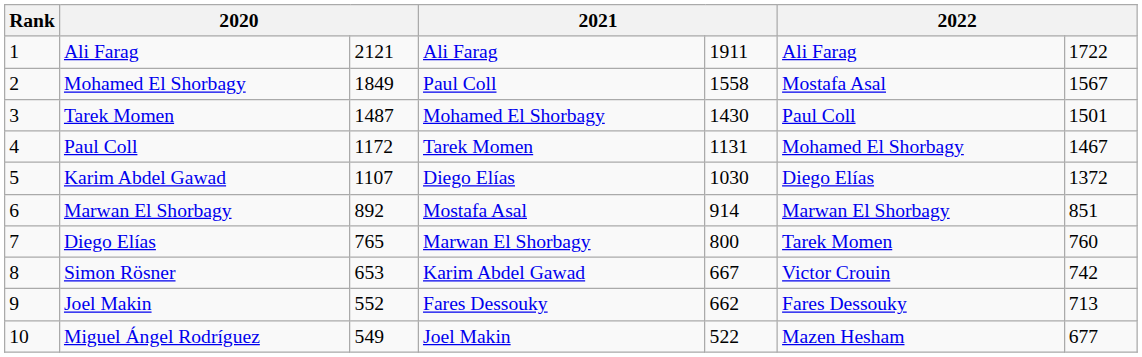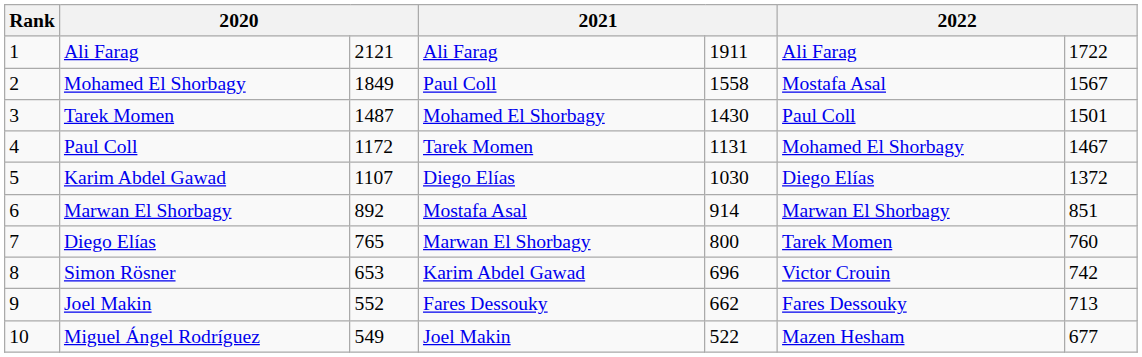(724, 272) 667 -> (724, 272) 696
